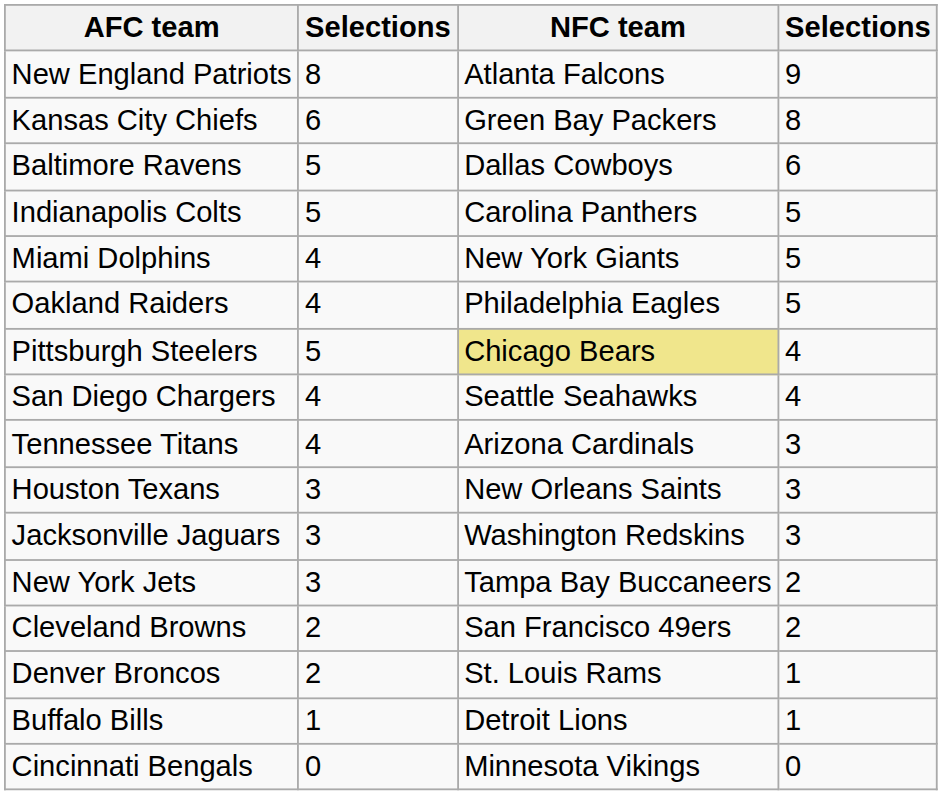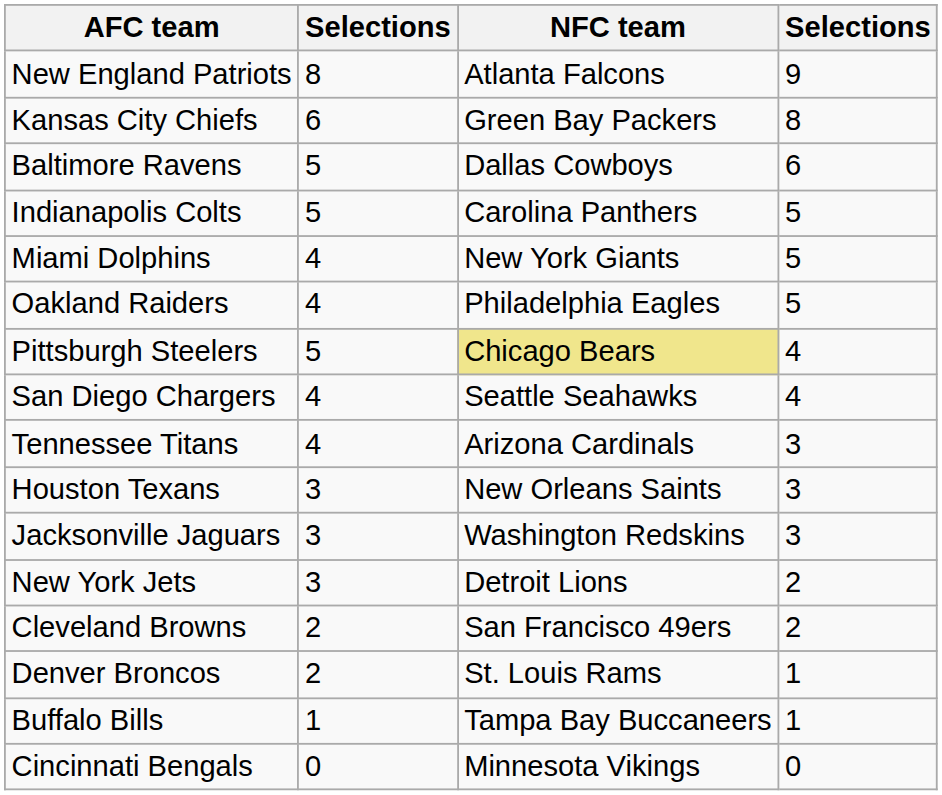(618, 581) Tampa Bay Buccaneers -> (546, 581) Detroit Lions
(546, 720) Detroit Lions -> (618, 720) Tampa Bay Buccaneers
